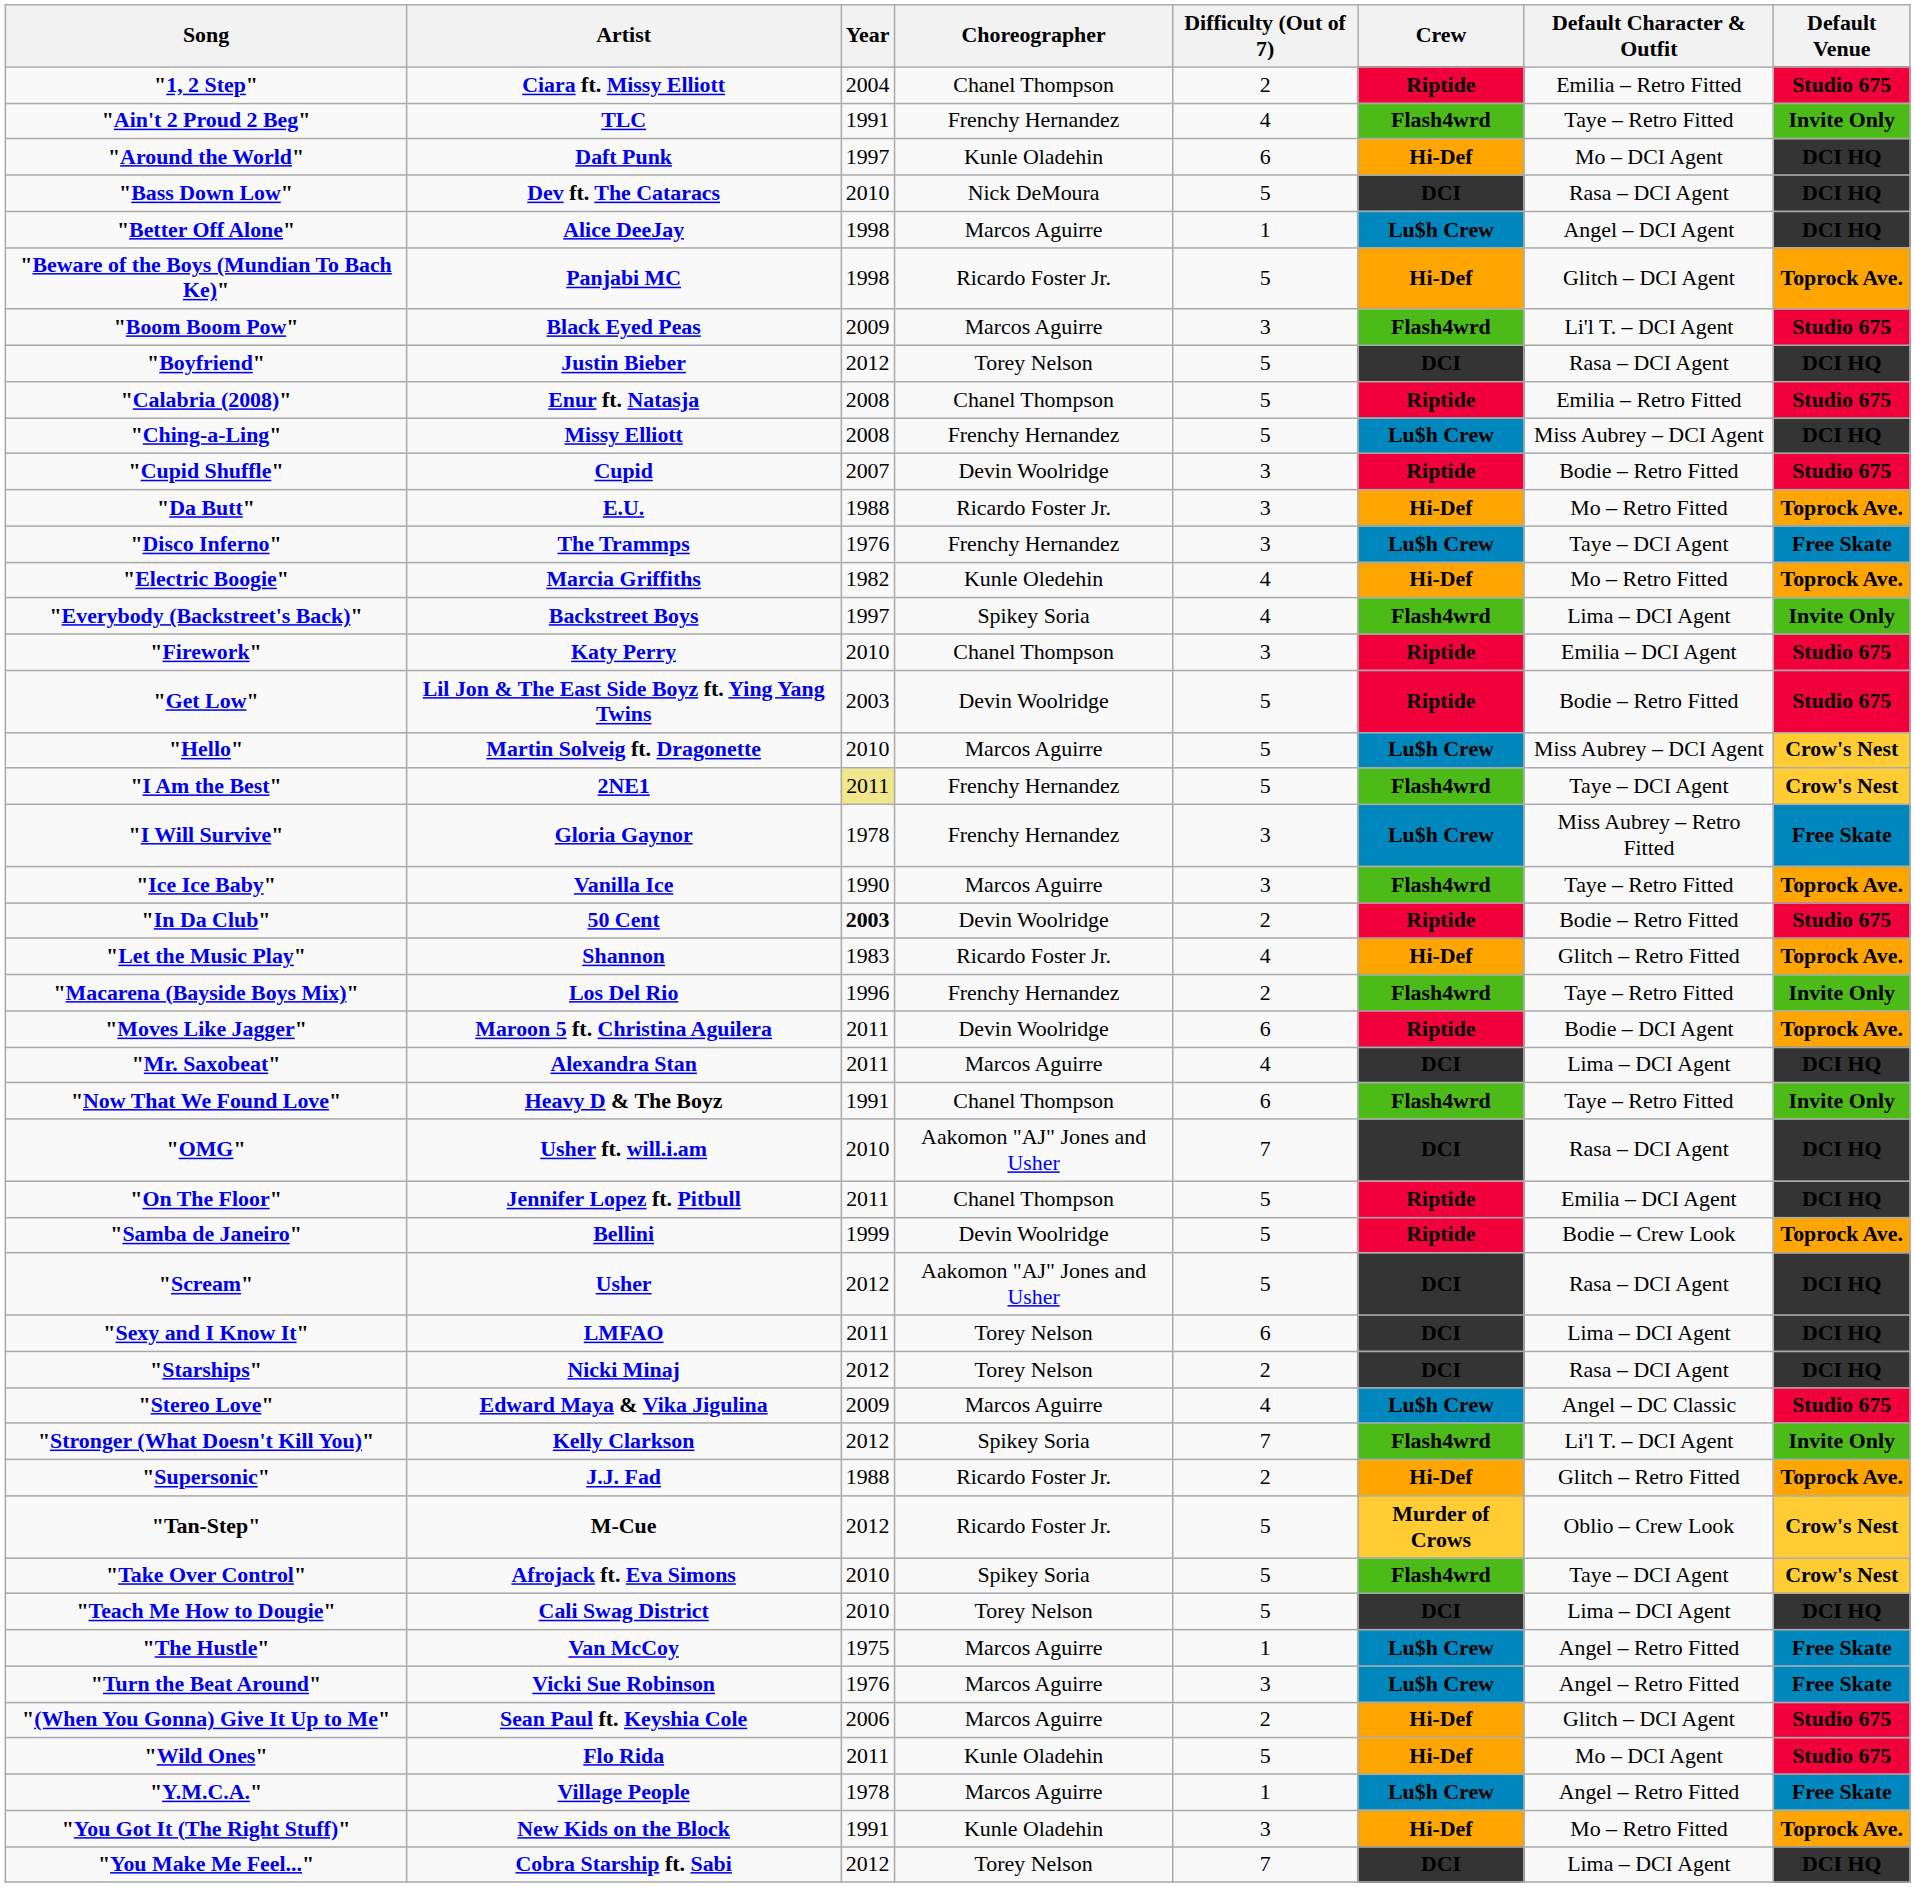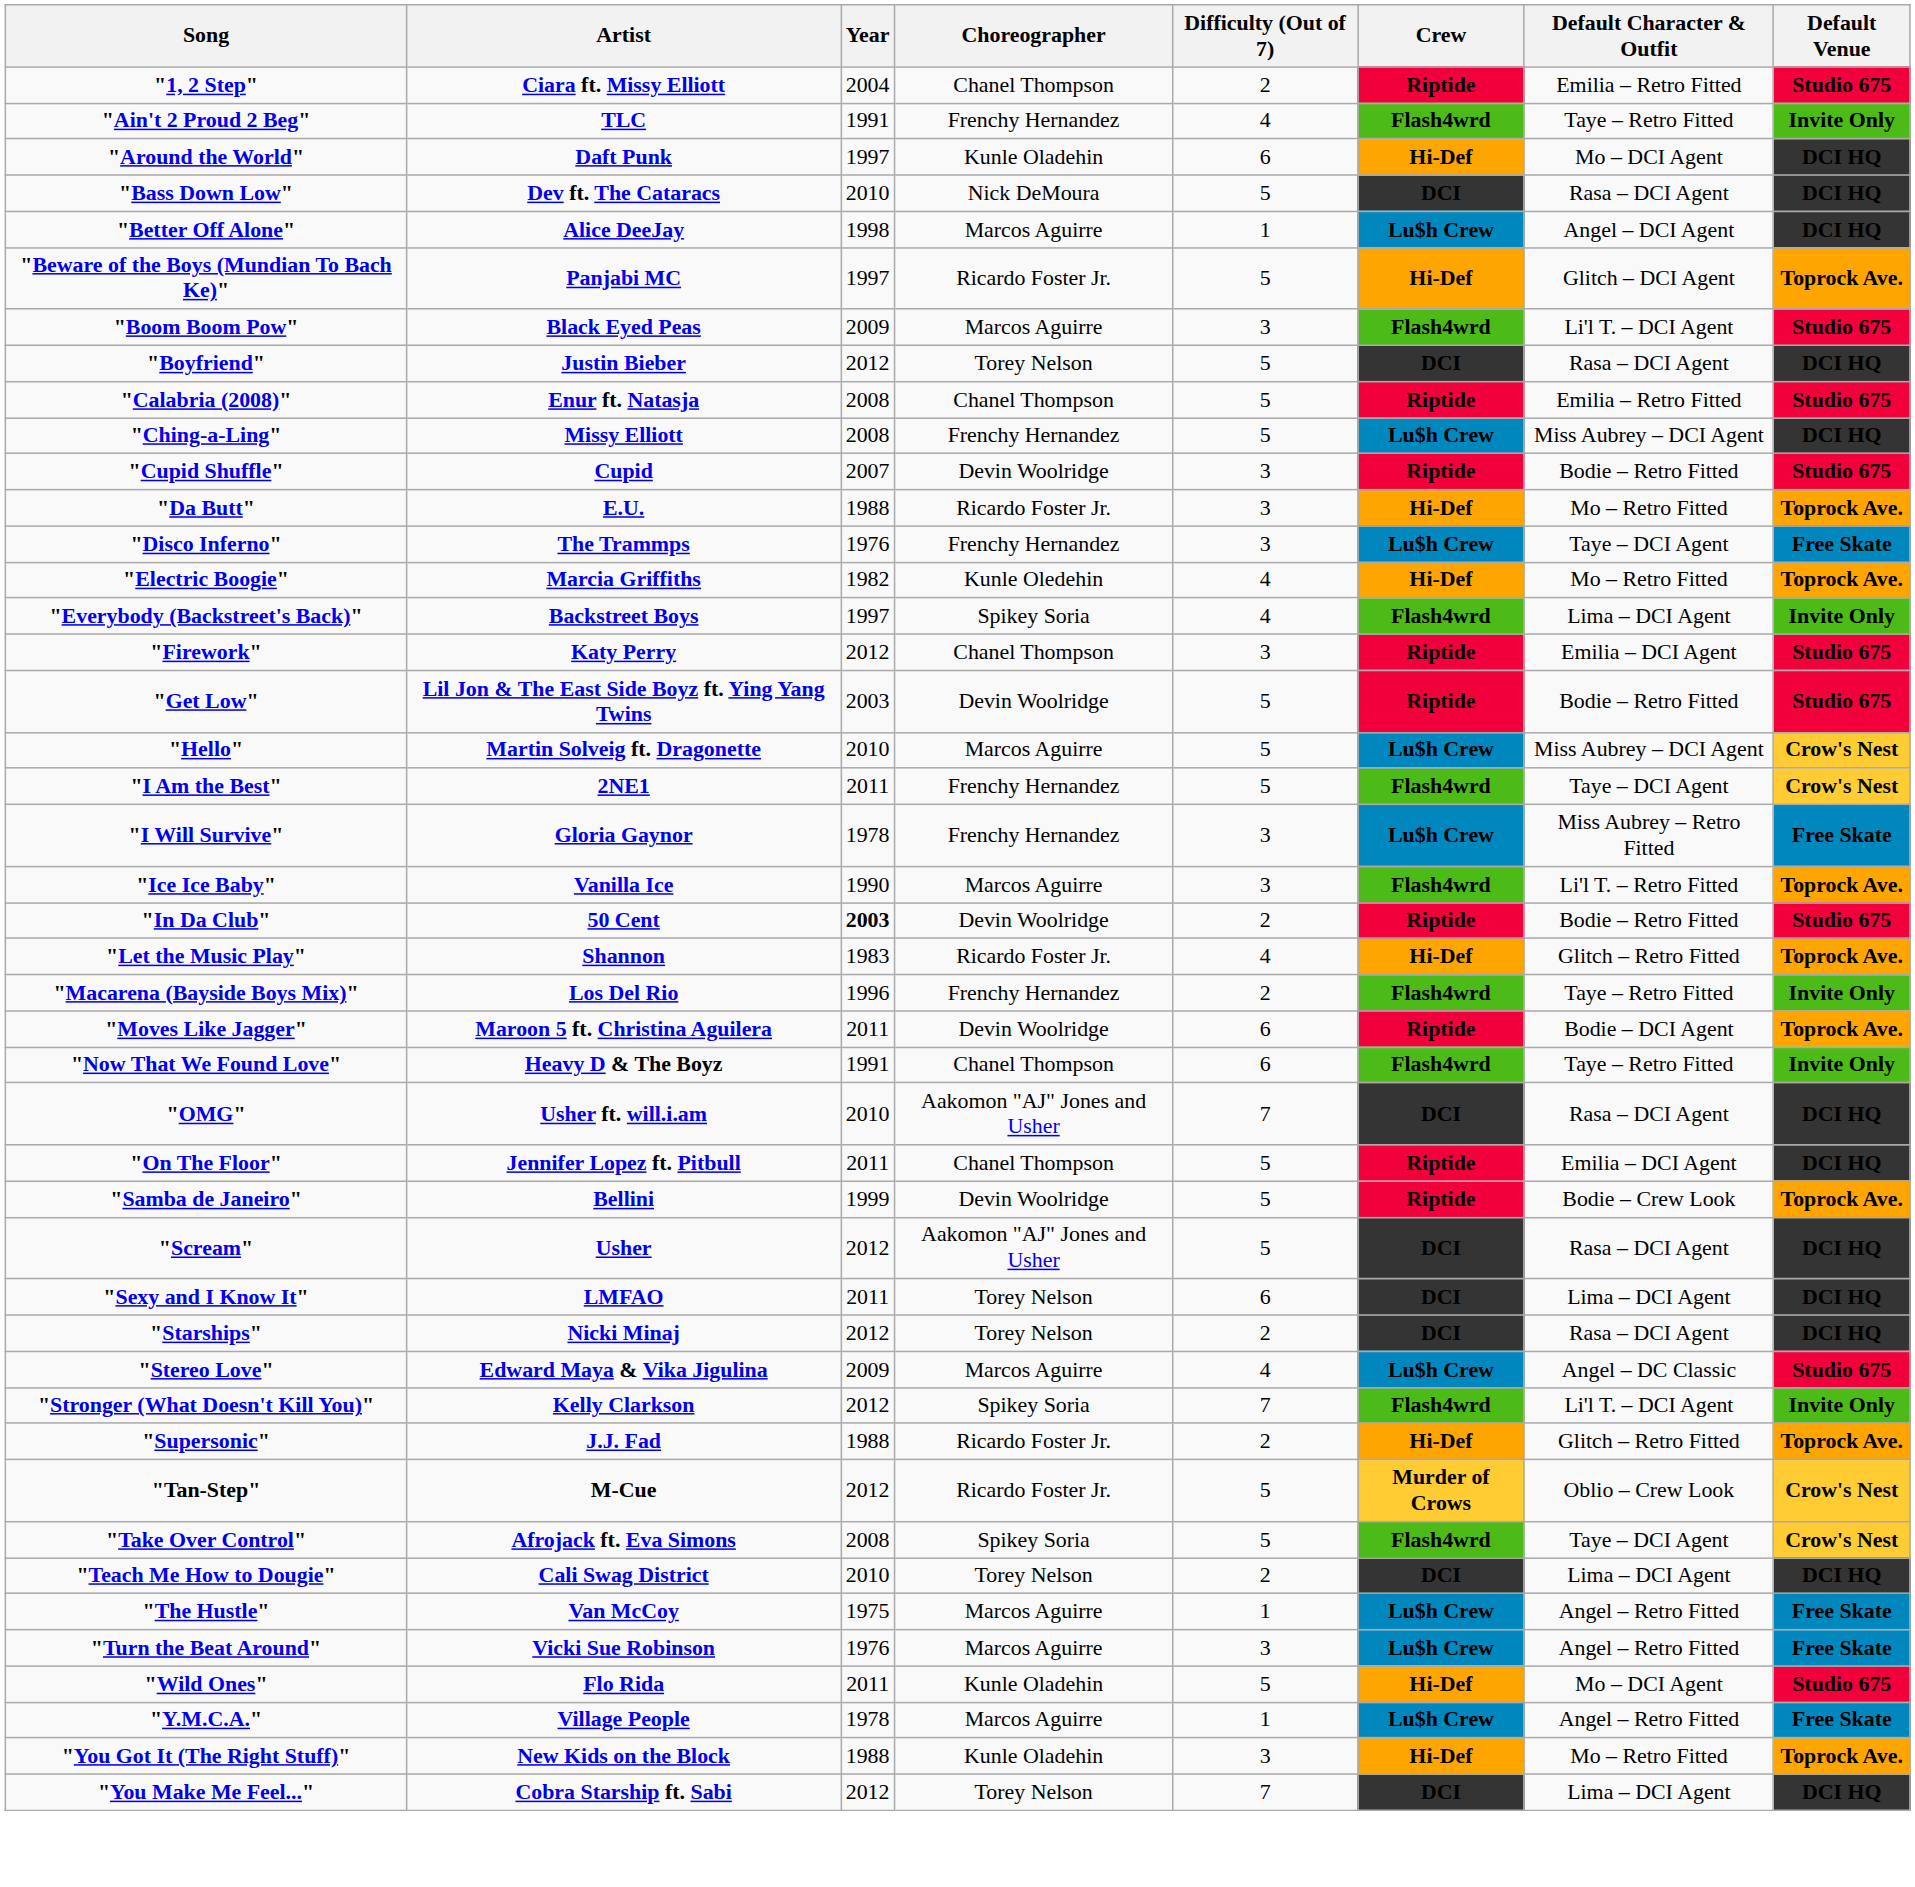(868, 277) 1998 -> (868, 277) 1997
(868, 651) 2010 -> (868, 651) 2012
(868, 785) khaki background -> (868, 785) no background
(1649, 884) Taye – Retro Fitted -> (1649, 884) Li'l T. – Retro Fitted
- row: (206, 1064)
(868, 1575) 2010 -> (868, 1539) 2008
(1265, 1611) 5 -> (1265, 1575) 2
- row: (206, 1719)
(868, 1827) 1991 -> (868, 1755) 1988
